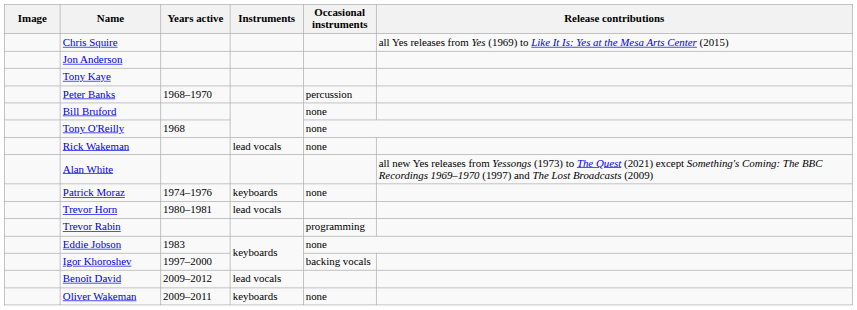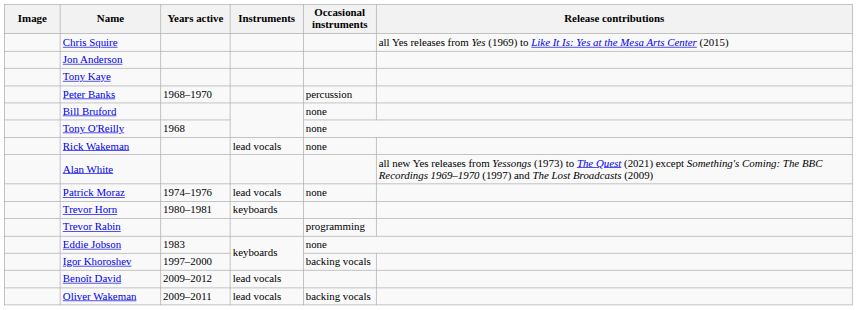(255, 192) keyboards -> (257, 192) lead vocals
(257, 210) lead vocals -> (255, 210) keyboards
(255, 296) keyboards -> (257, 296) lead vocals
(316, 296) none -> (338, 296) backing vocals
